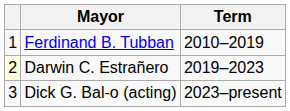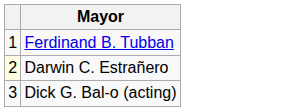- column: (233, 17)
